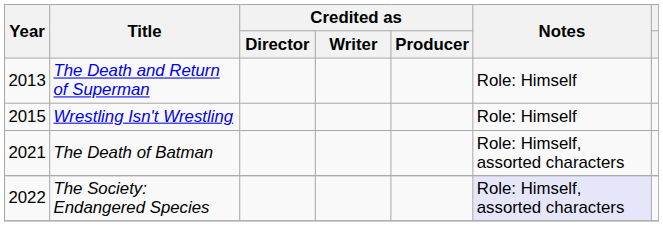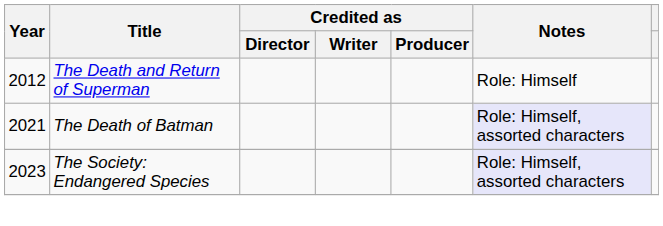(27, 80) 2013 -> (27, 80) 2012
- row: (143, 116)
(551, 152) no background -> (551, 126) lavender background
(27, 198) 2022 -> (27, 171) 2023
